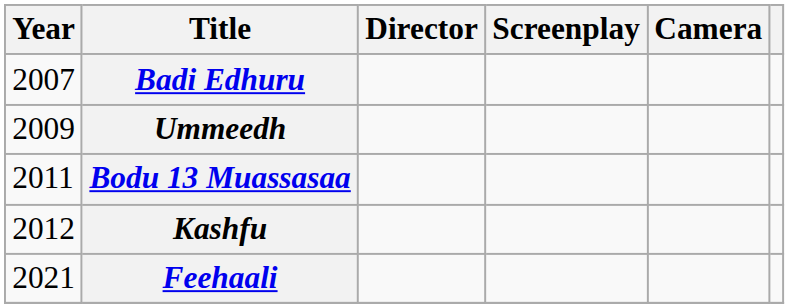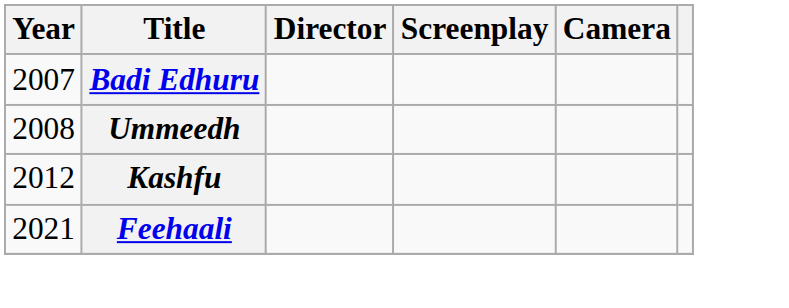(44, 128) 2009 -> (44, 128) 2008
- row: (220, 178)
